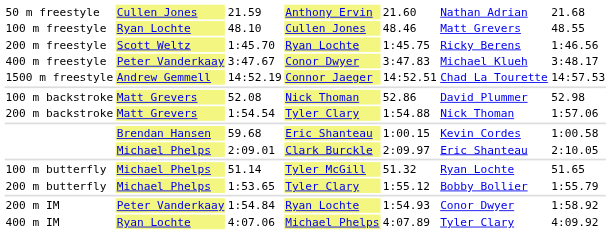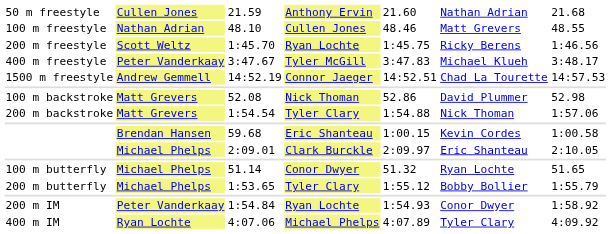(154, 28) Ryan Lochte -> (160, 28) Nathan Adrian
(322, 61) Conor Dwyer -> (326, 61) Tyler McGill
(326, 169) Tyler McGill -> (322, 169) Conor Dwyer
